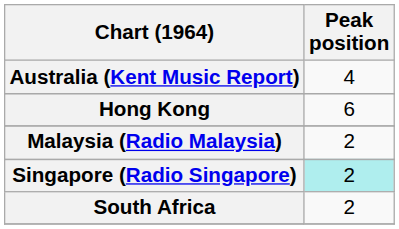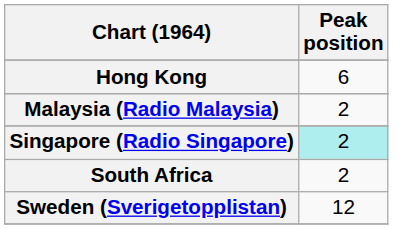- row: (154, 76)
+ row: (152, 207)
